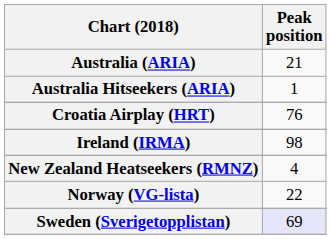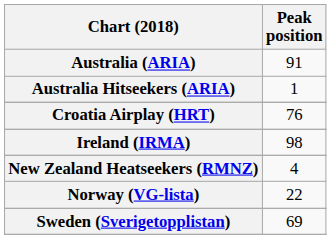(294, 62) 21 -> (294, 62) 91
(294, 221) lavender background -> (294, 221) no background
